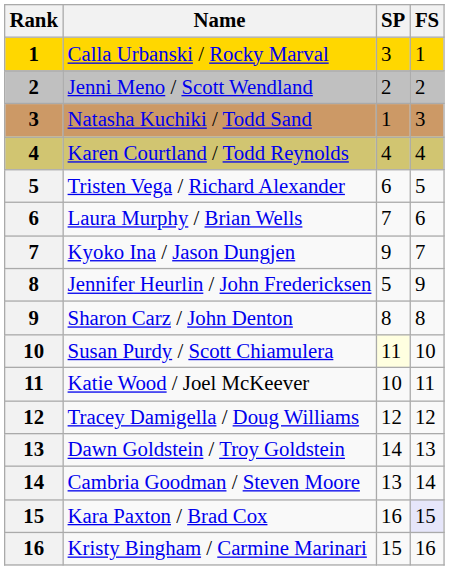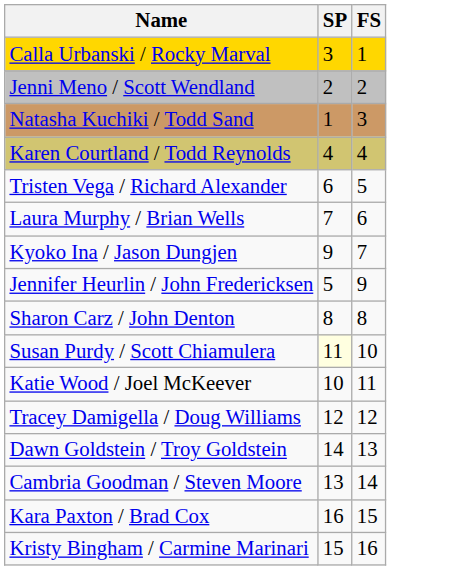- column: (34, 20)
(425, 515) lavender background -> (367, 515) no background
